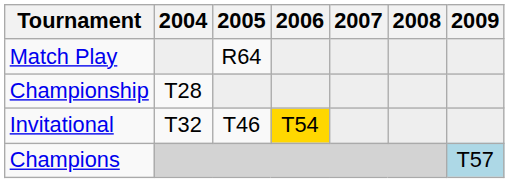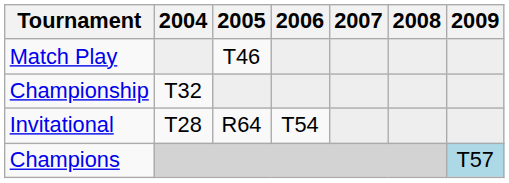(241, 56) R64 -> (241, 56) T46
(183, 90) T28 -> (183, 90) T32
(183, 125) T32 -> (183, 125) T28
(241, 125) T46 -> (241, 125) R64
(300, 125) gold background -> (300, 125) no background
